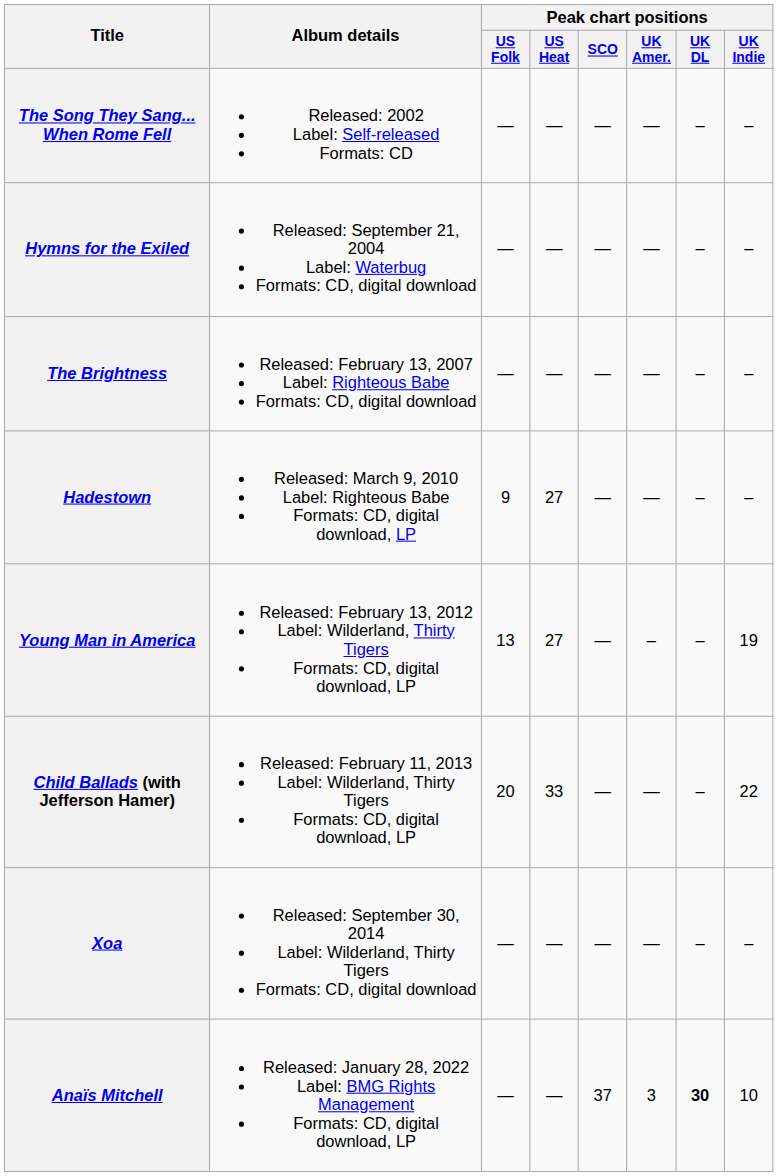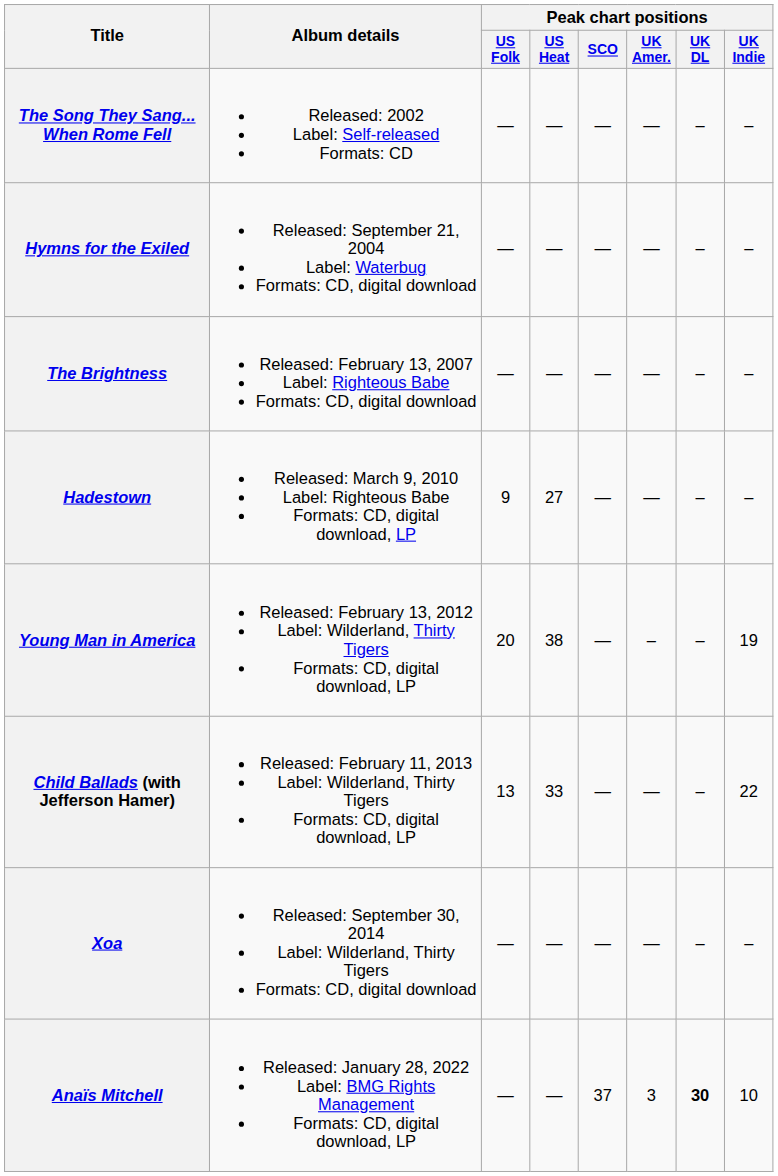(505, 640) 13 -> (505, 640) 20
(554, 640) 27 -> (554, 640) 38
(505, 791) 20 -> (505, 791) 13
